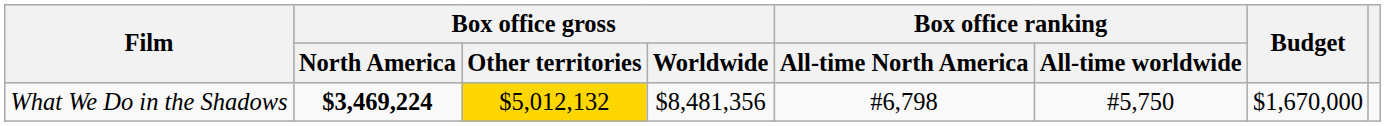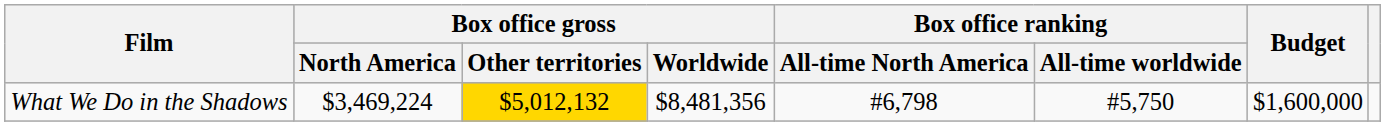(377, 101) bold -> (377, 101) normal
(1308, 101) $1,670,000 -> (1308, 101) $1,600,000
